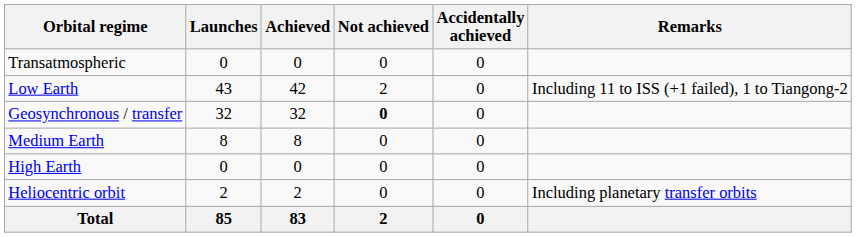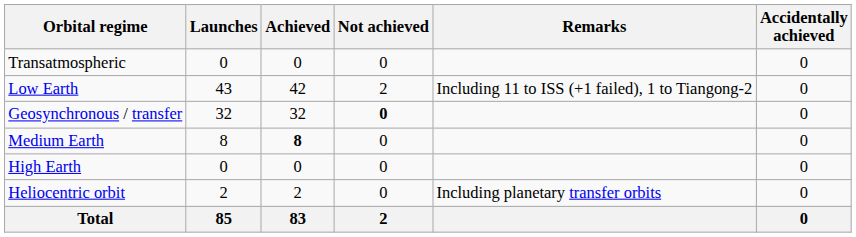columns swapped: (480, 26) <-> (690, 26)
(298, 140) normal -> (298, 140) bold
